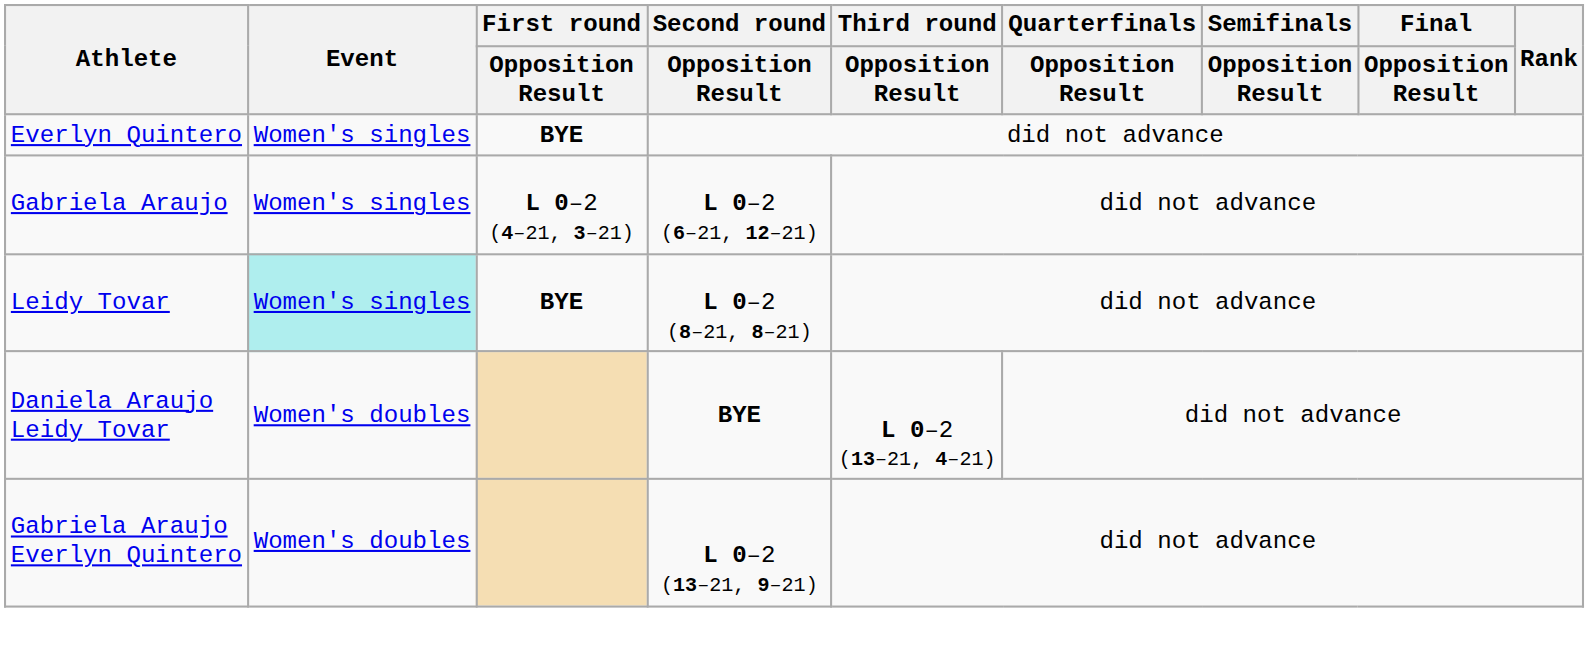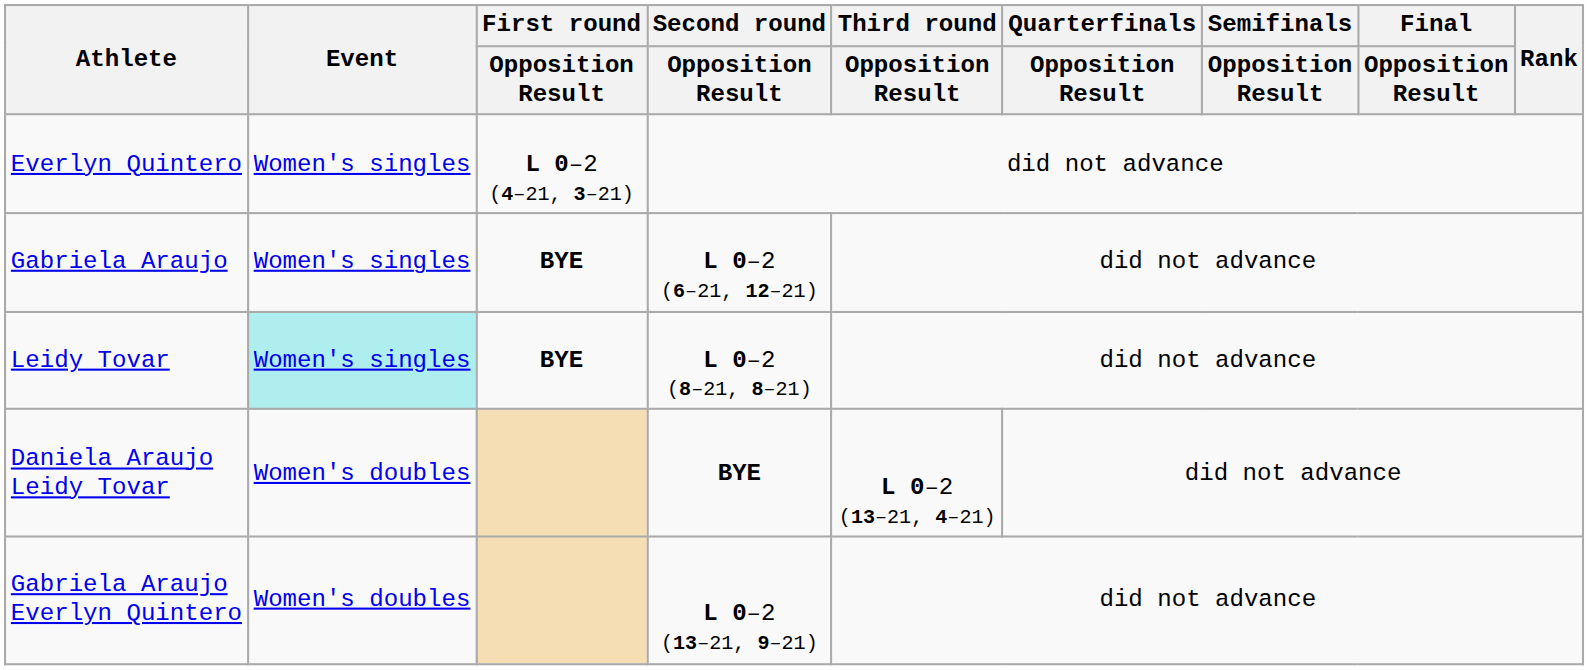(562, 135) BYE -> (562, 177) L 0–2 (4–21, 3–21)
(562, 218) L 0–2 (4–21, 3–21) -> (562, 262) BYE
